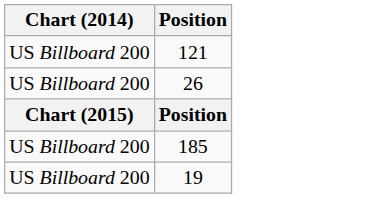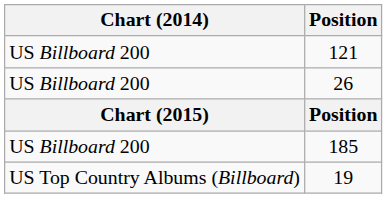(79, 177) US Billboard 200 -> (155, 177) US Top Country Albums (Billboard)
